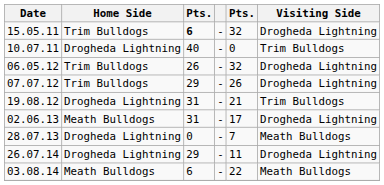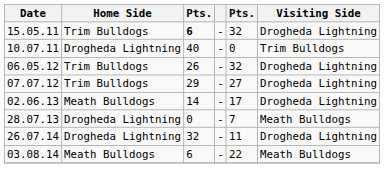(235, 84) 26 -> (235, 84) 27
- row: (33, 101)
(193, 119) 31 -> (193, 101) 14
(193, 154) 29 -> (193, 136) 32
